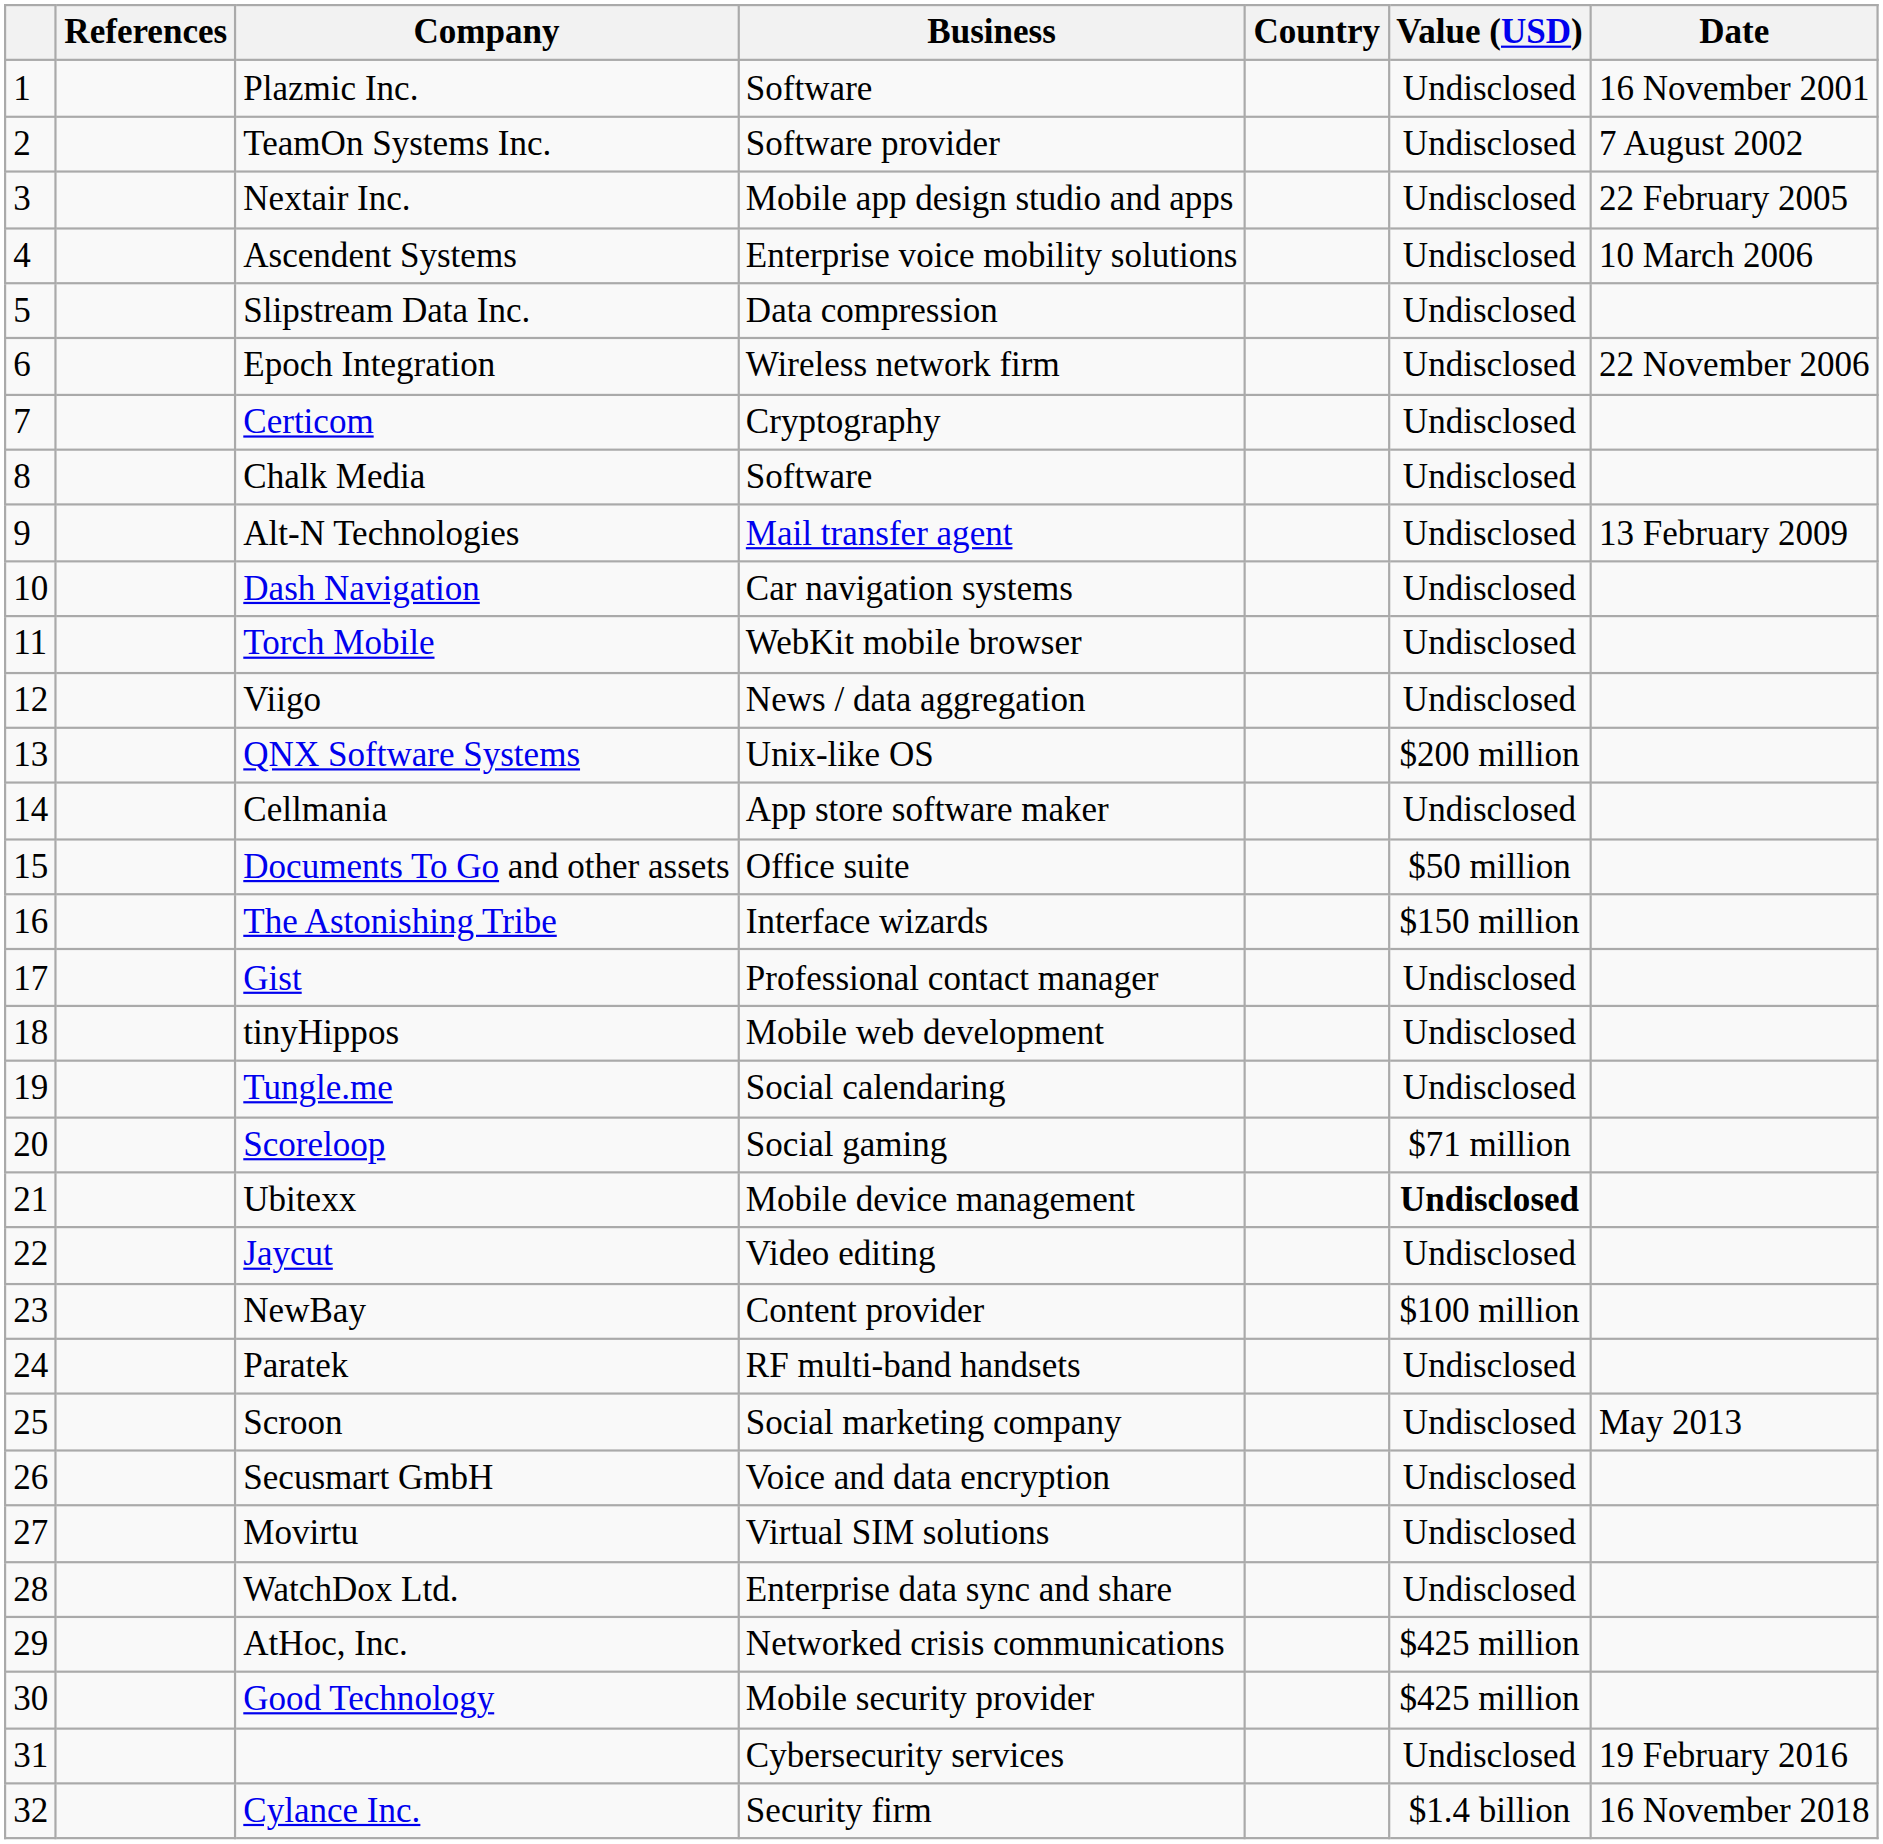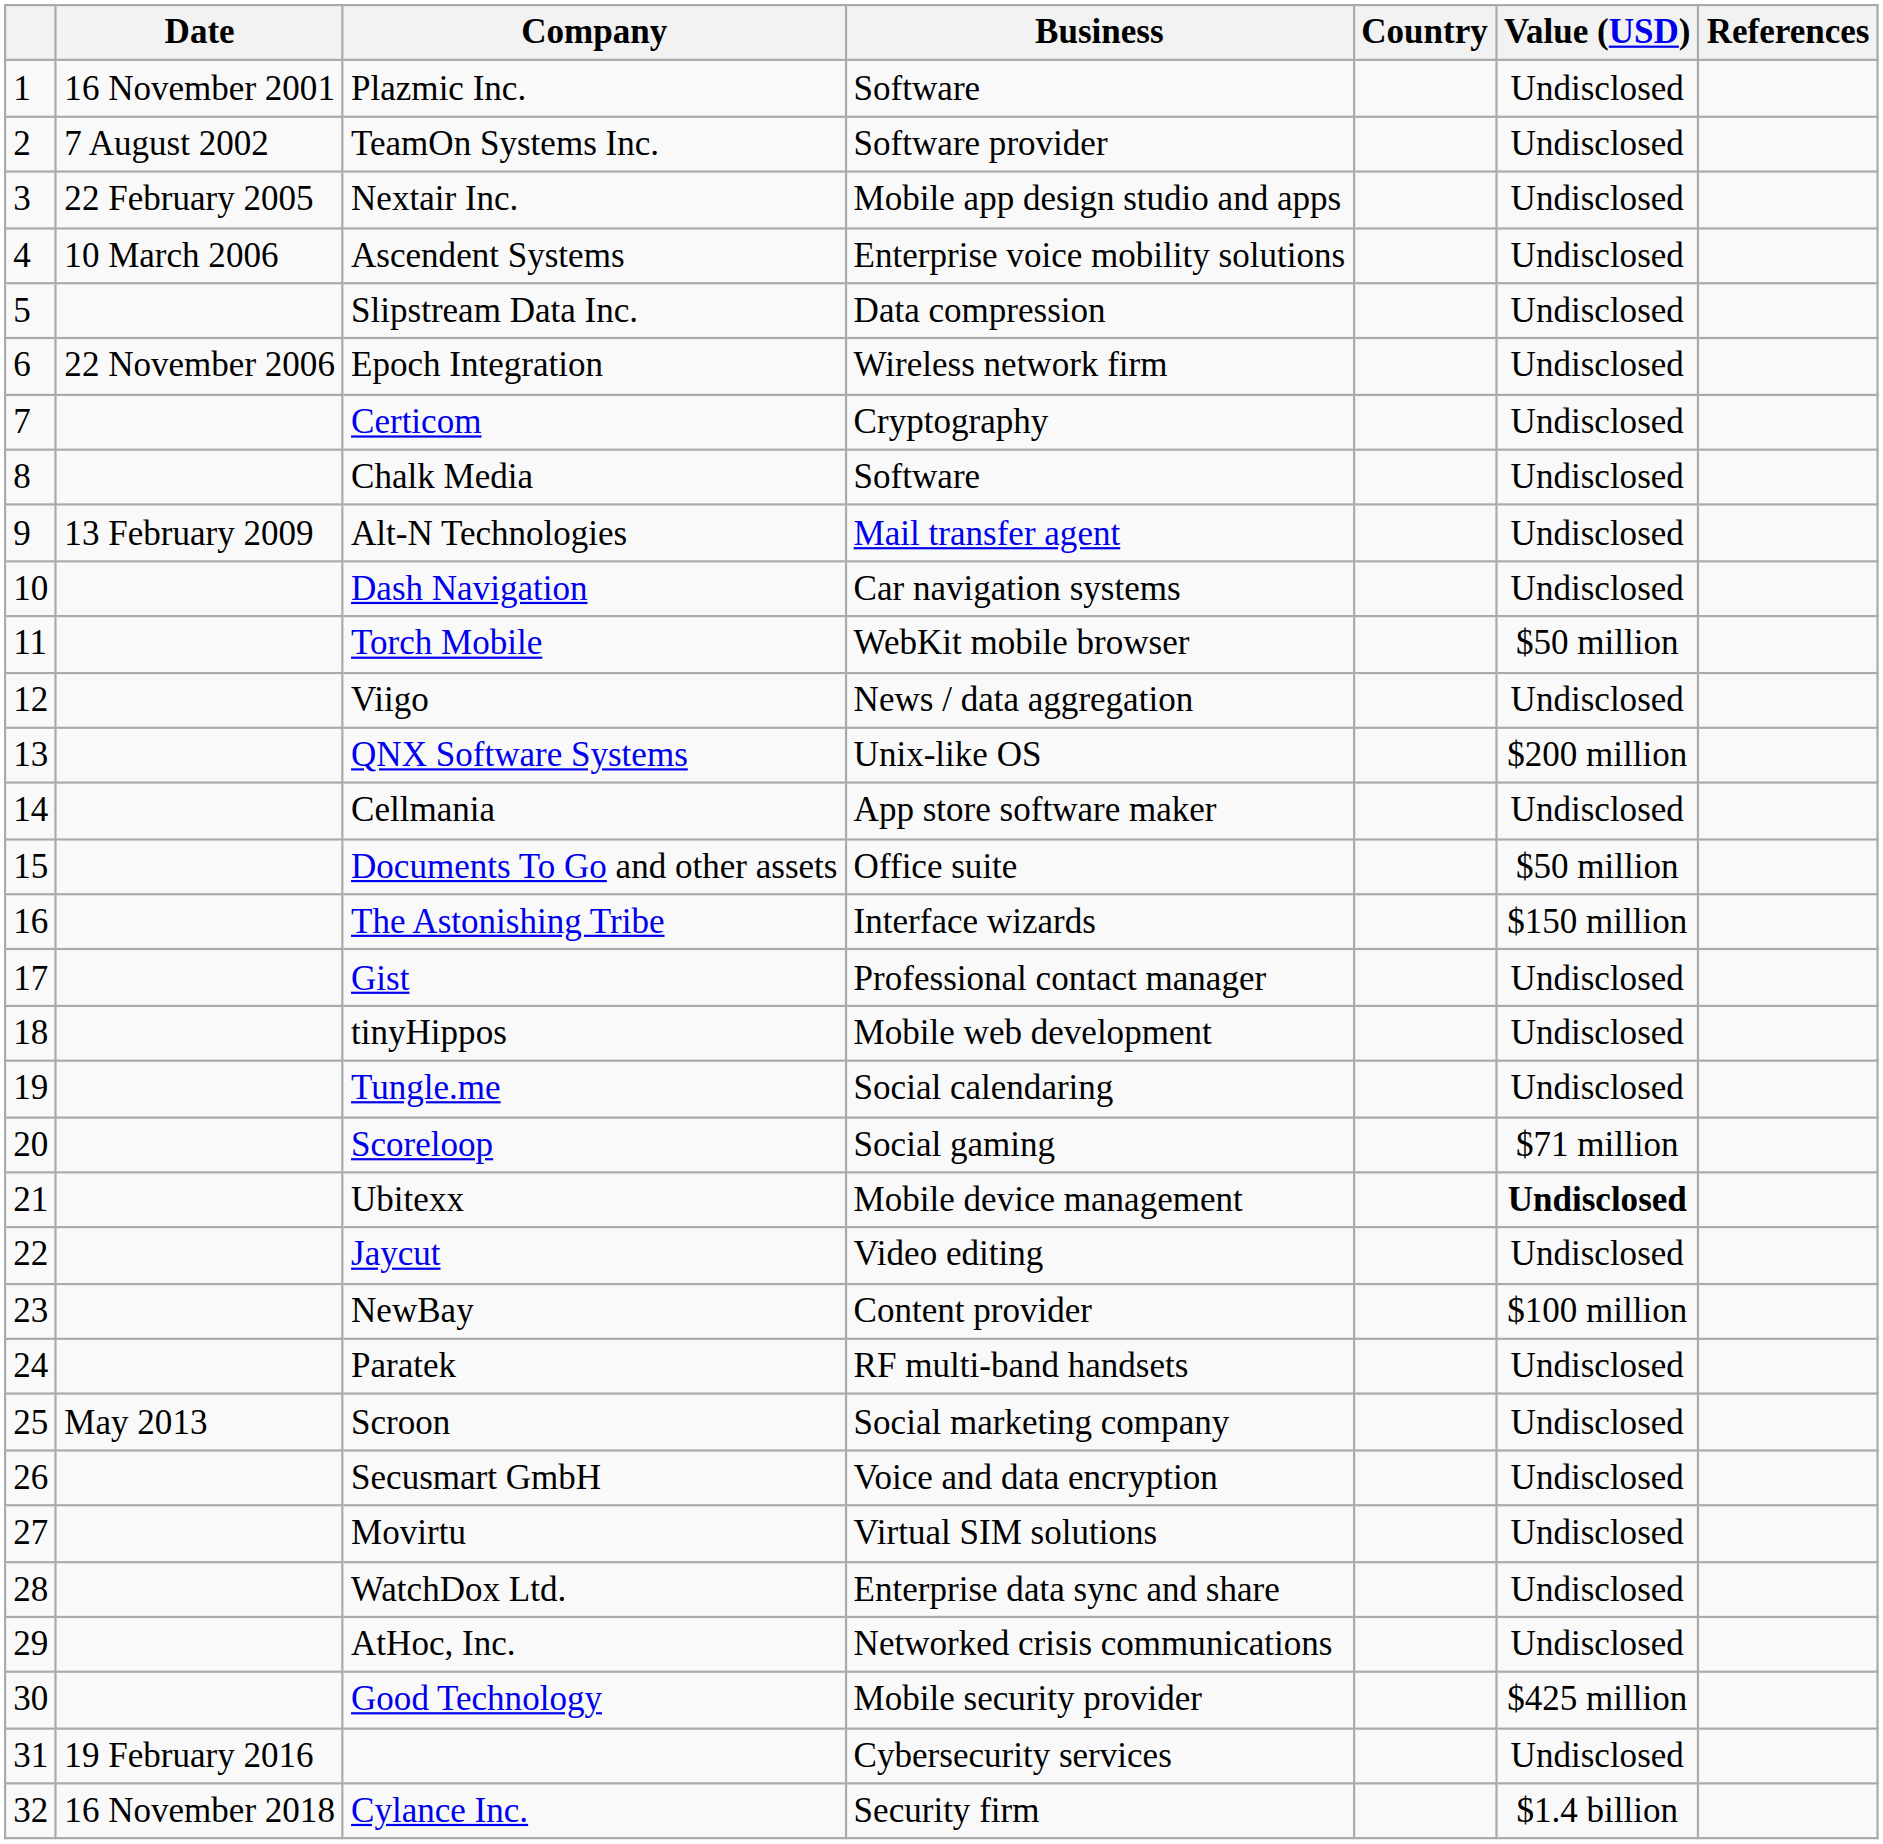columns swapped: (1734, 32) <-> (146, 32)
(1489, 643) Undisclosed -> (1597, 643) $50 million
(1489, 1643) $425 million -> (1597, 1643) Undisclosed
